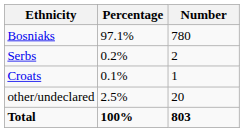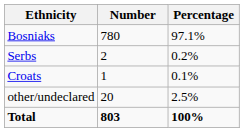columns swapped: (204, 14) <-> (133, 14)
